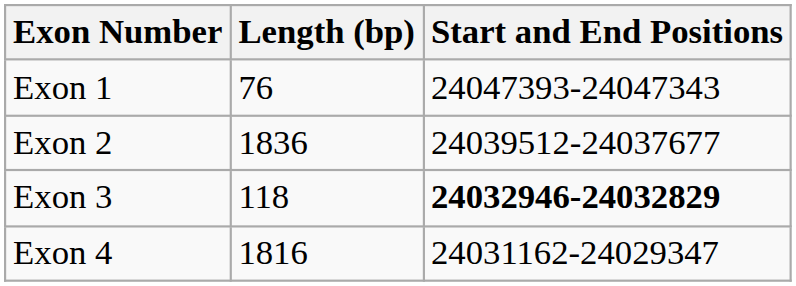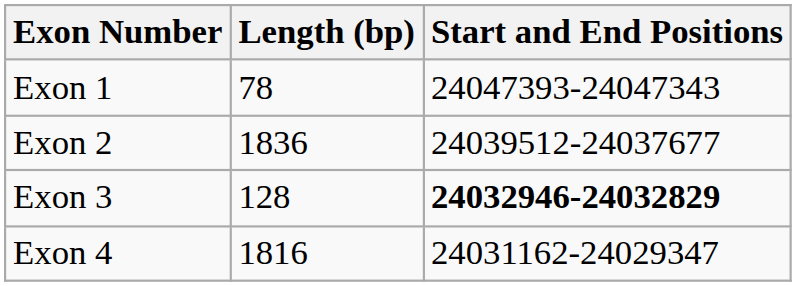(256, 87) 76 -> (256, 87) 78
(264, 197) 118 -> (264, 197) 128
